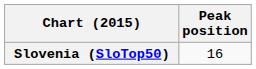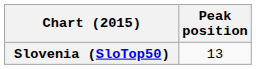(215, 54) 16 -> (215, 54) 13
